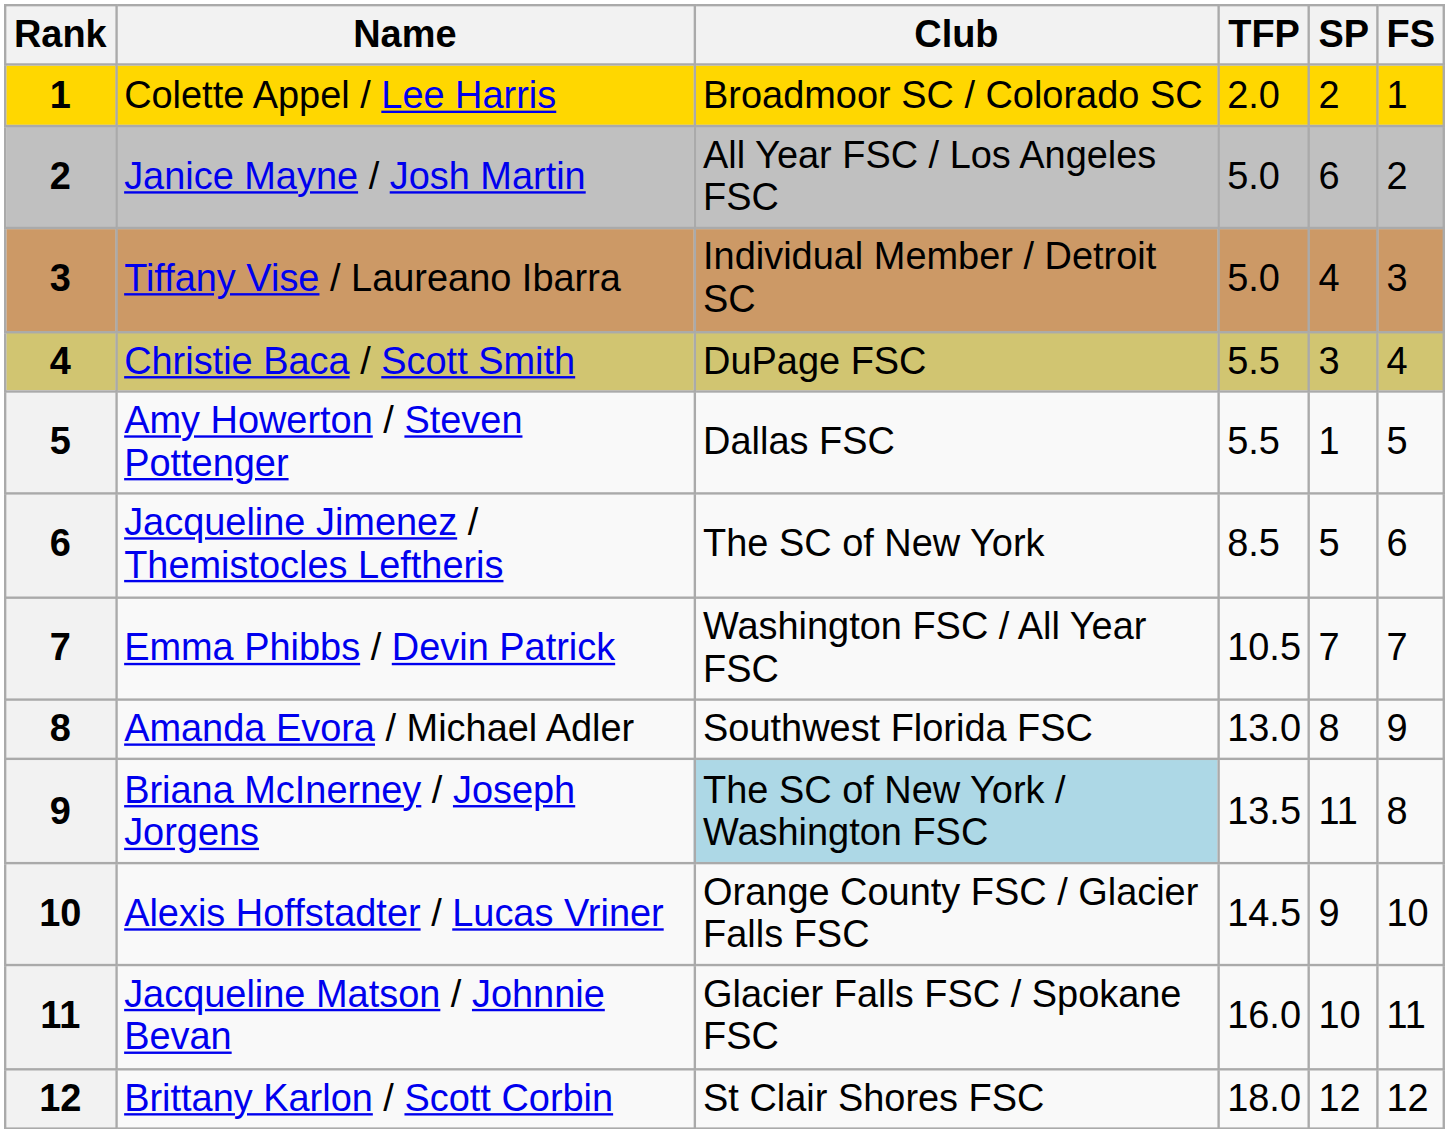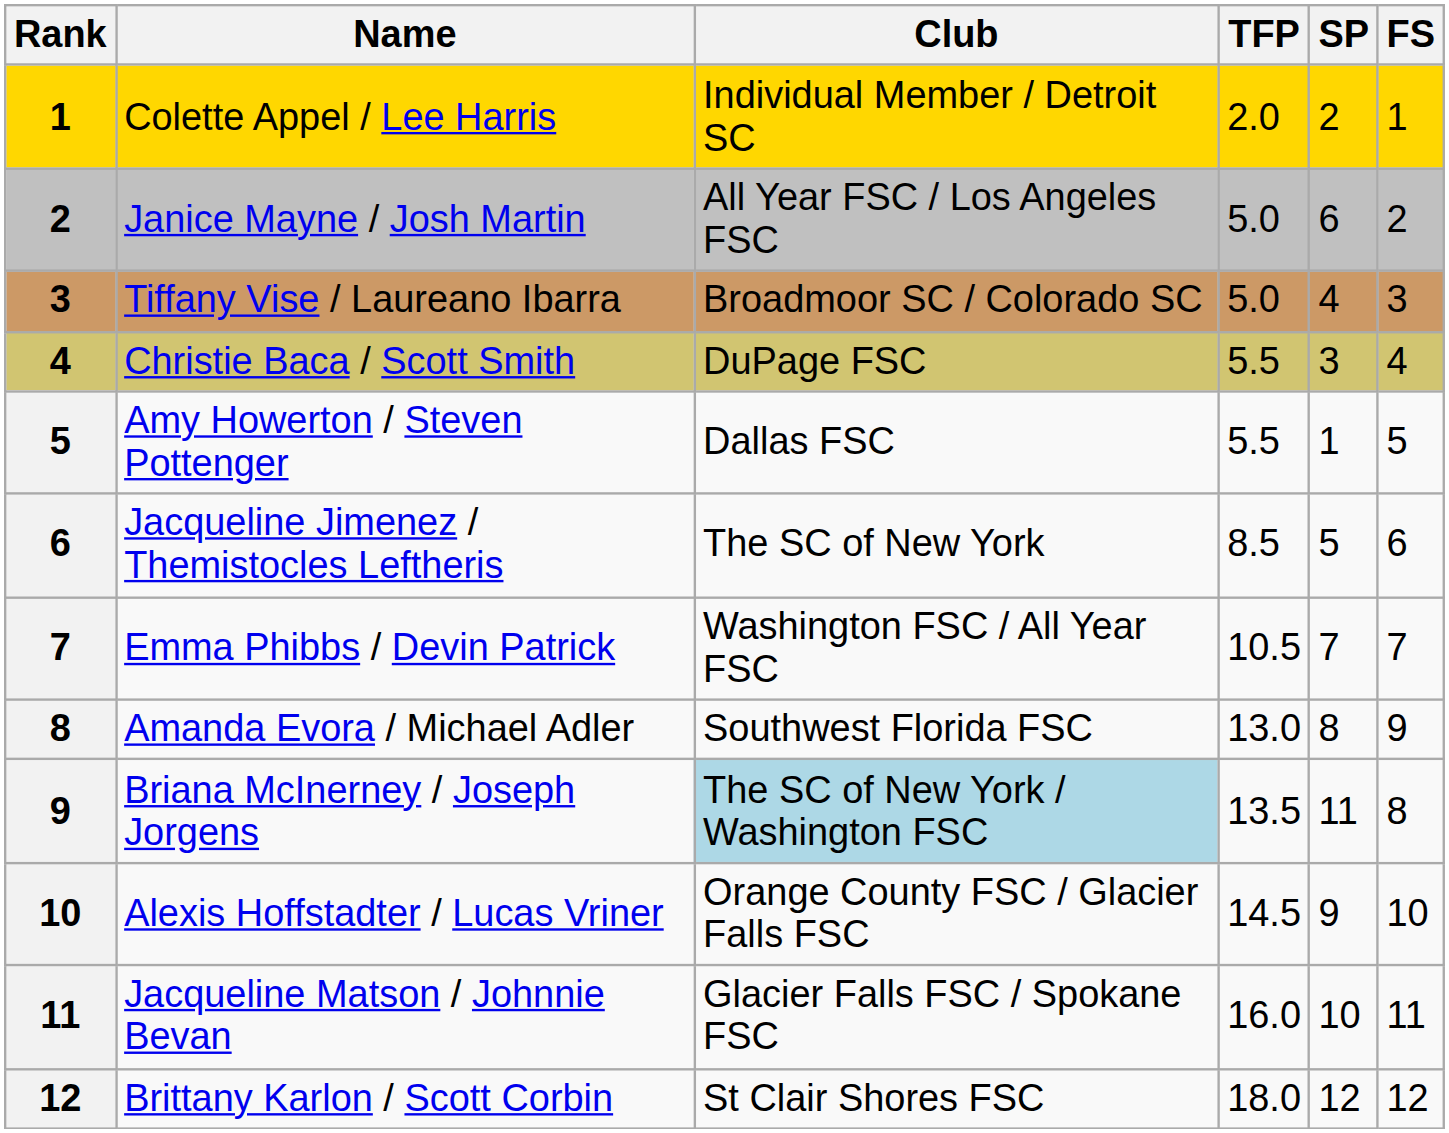(953, 94) Broadmoor SC / Colorado SC -> (930, 116) Individual Member / Detroit SC
(930, 278) Individual Member / Detroit SC -> (953, 300) Broadmoor SC / Colorado SC
